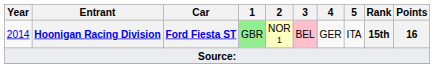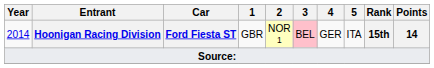(252, 34) lightgreen background -> (252, 34) no background
(412, 34) 16 -> (412, 34) 14
